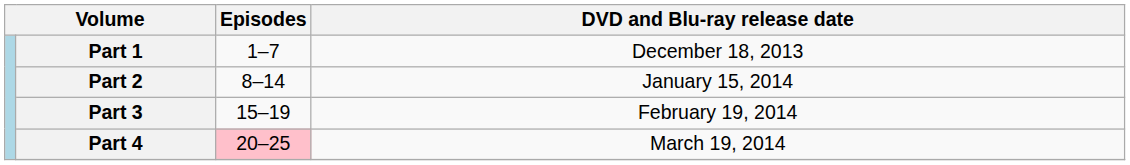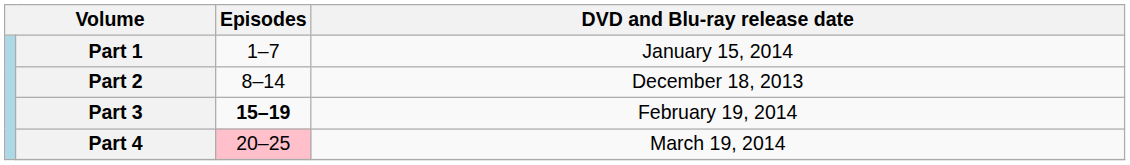(718, 50) December 18, 2013 -> (718, 50) January 15, 2014
(718, 81) January 15, 2014 -> (718, 81) December 18, 2013
(263, 112) normal -> (263, 112) bold
